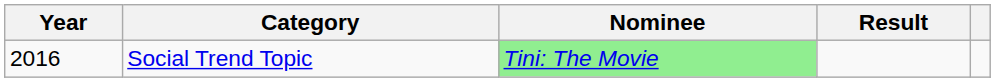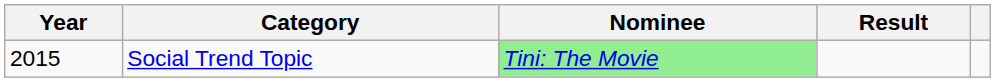(35, 58) 2016 -> (35, 58) 2015
